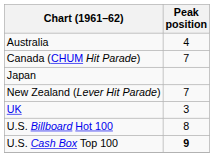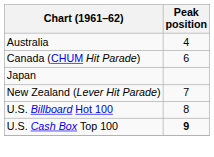(186, 59) 7 -> (186, 59) 6
- row: (14, 110)
